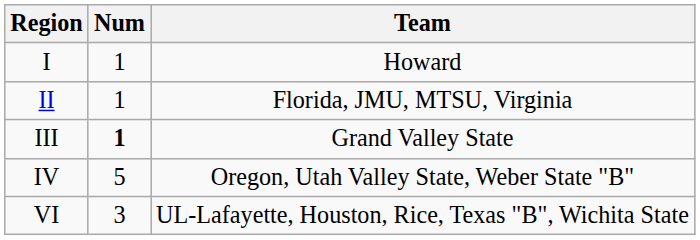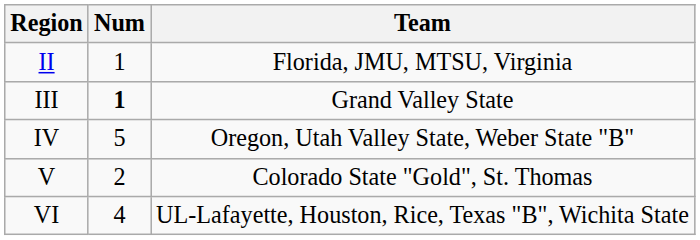- row: (47, 61)
+ row: (47, 176)
(119, 215) 3 -> (119, 215) 4
